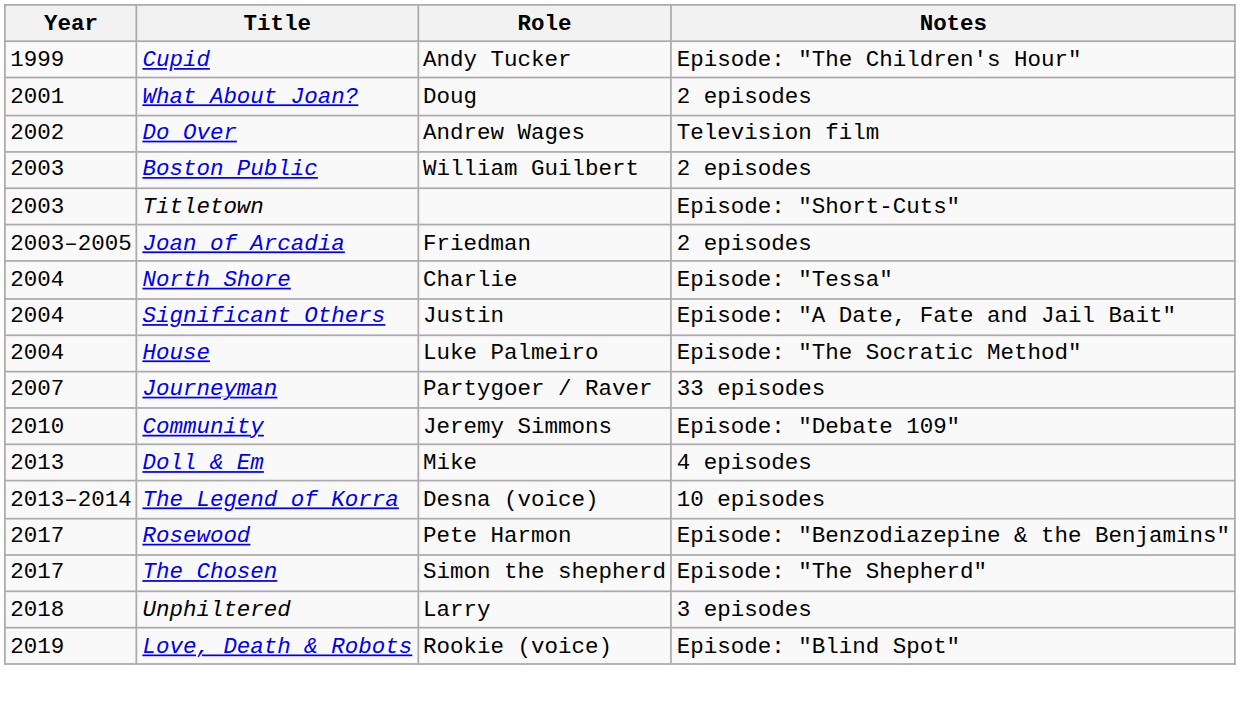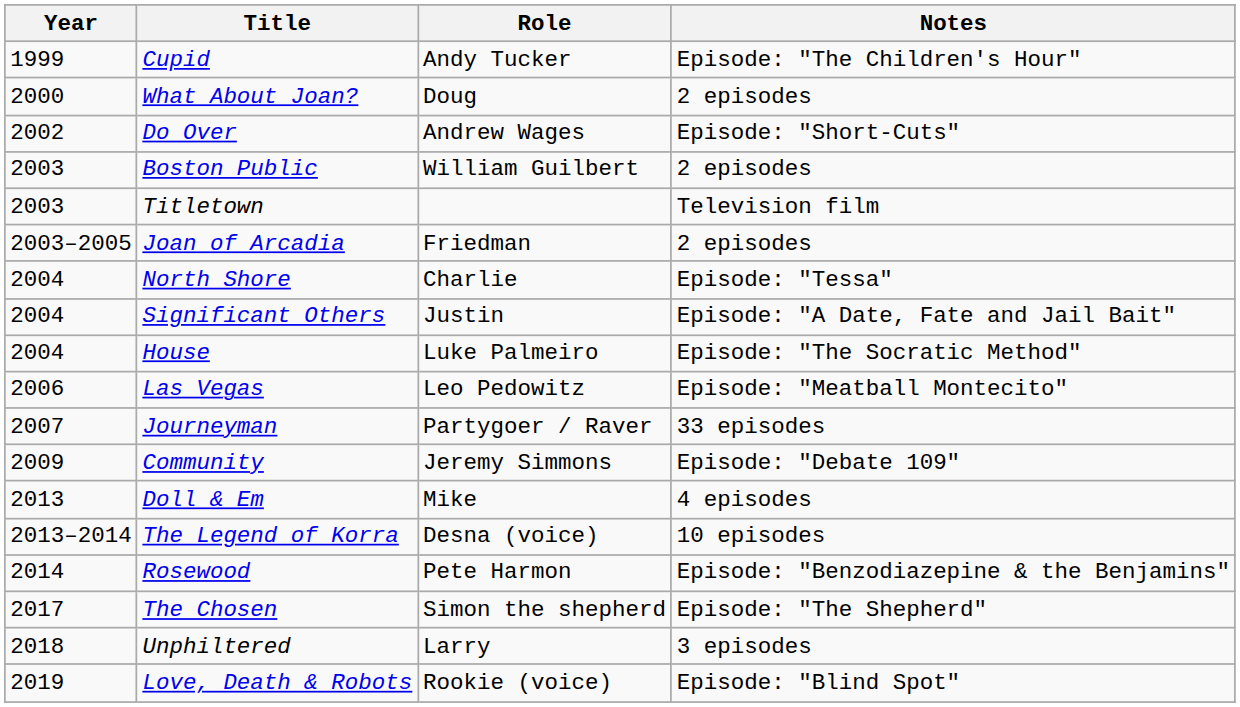(37, 97) 2001 -> (37, 97) 2000
(778, 133) Television film -> (818, 133) Episode: "Short-Cuts"
(818, 206) Episode: "Short-Cuts" -> (778, 206) Television film
+ row: (203, 390)
(37, 426) 2010 -> (37, 463) 2009
(37, 536) 2017 -> (37, 573) 2014
